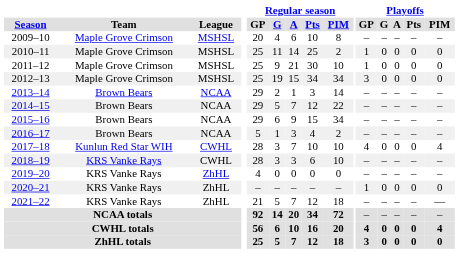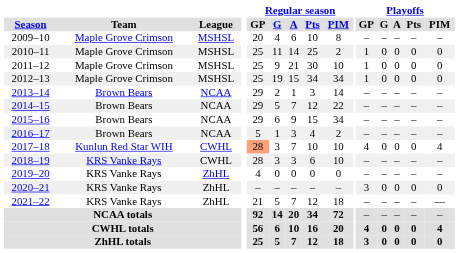(366, 78) 3 -> (366, 78) 1
(258, 146) no background -> (258, 146) lightsalmon background
(366, 187) 1 -> (366, 187) 3
